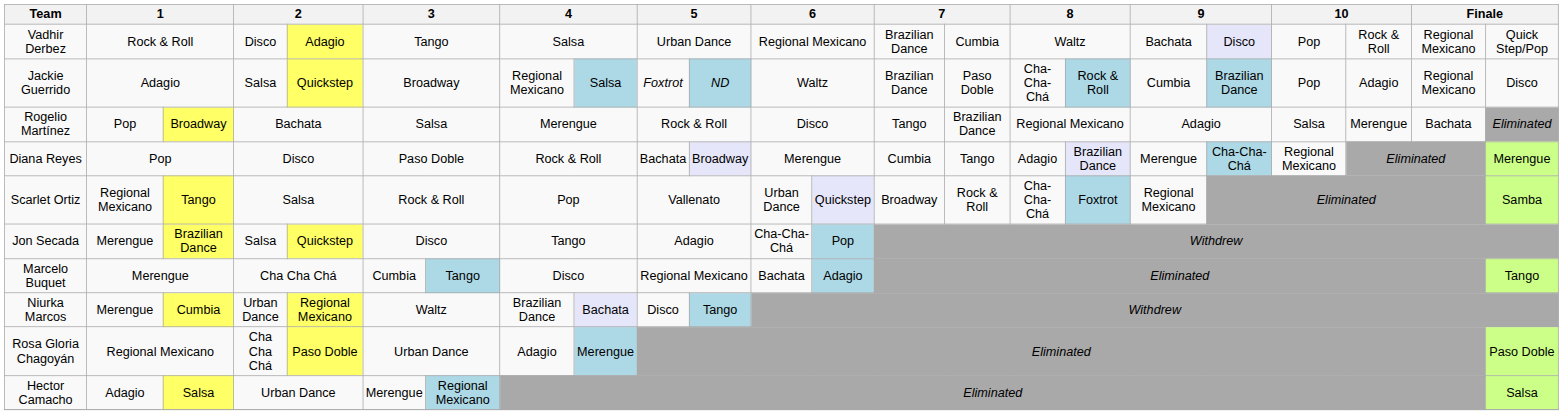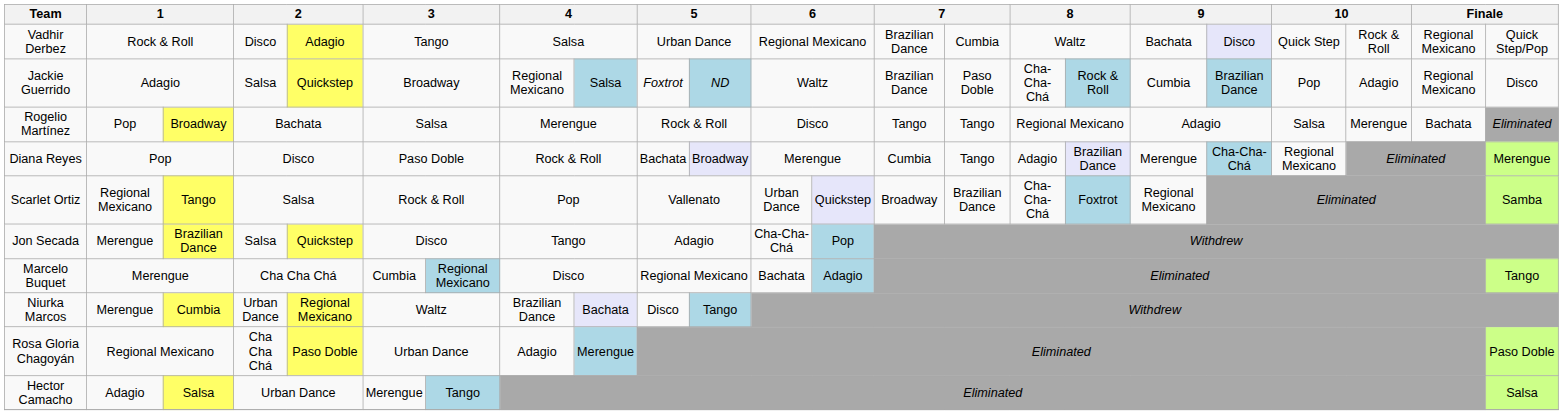(1309, 41) Pop -> (1309, 41) Quick Step
(977, 124) Brazilian Dance -> (977, 124) Tango
(977, 200) Rock & Roll -> (977, 200) Brazilian Dance
(463, 275) Tango -> (463, 275) Regional Mexicano
(463, 392) Regional Mexicano -> (463, 392) Tango
